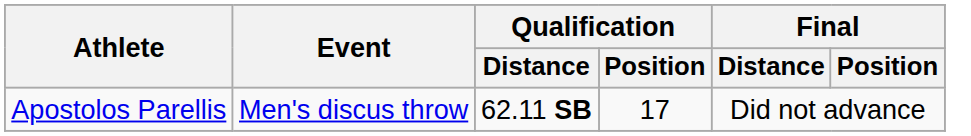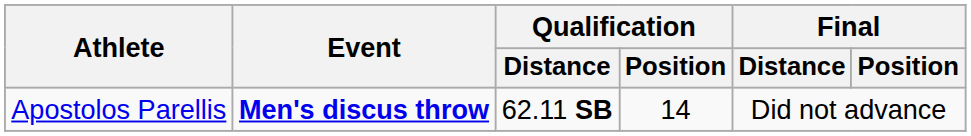(354, 110) normal -> (364, 110) bold
(655, 110) 17 -> (676, 110) 14
